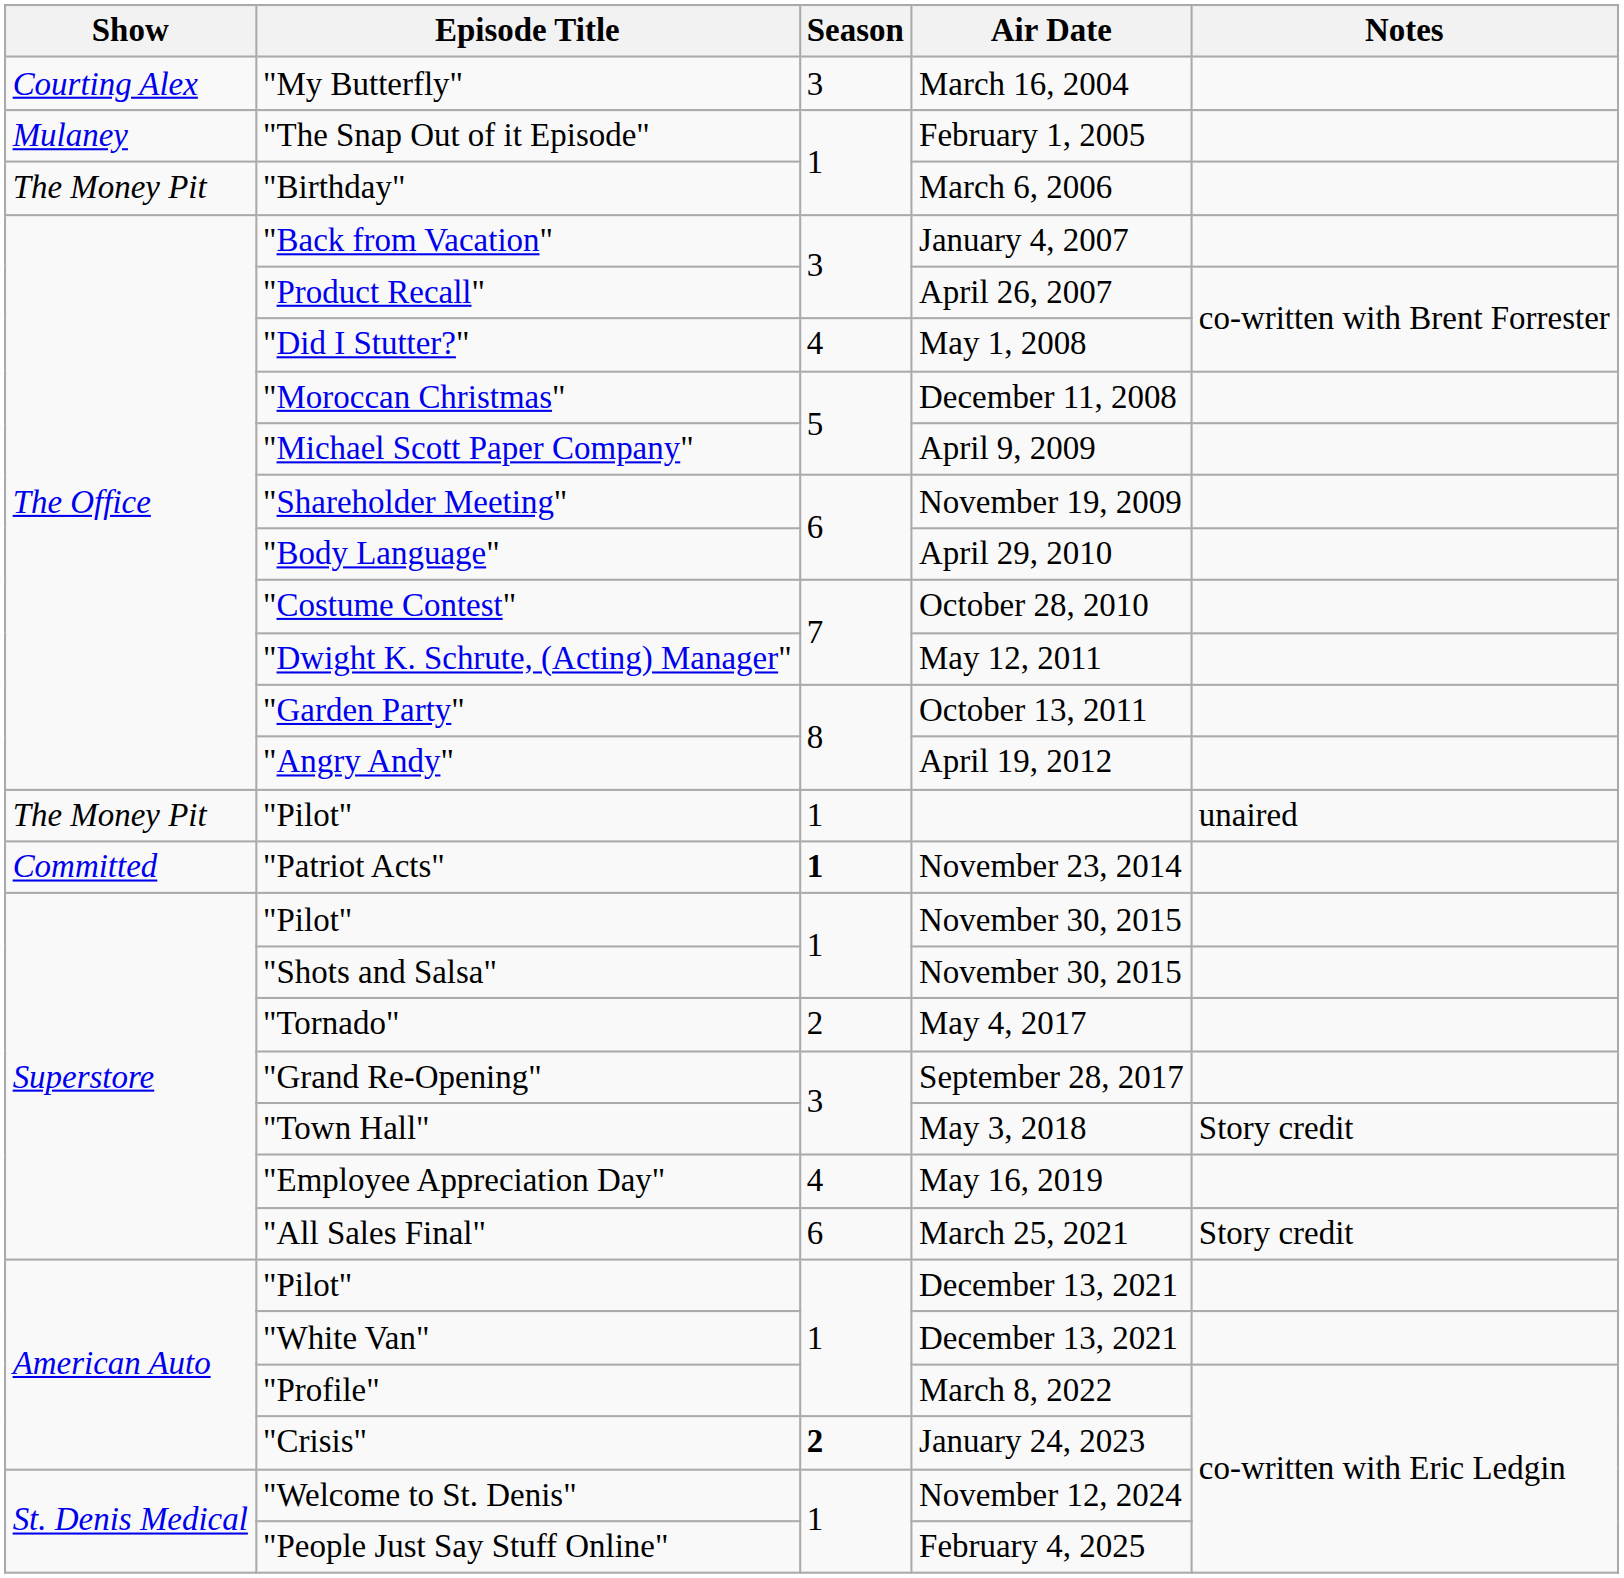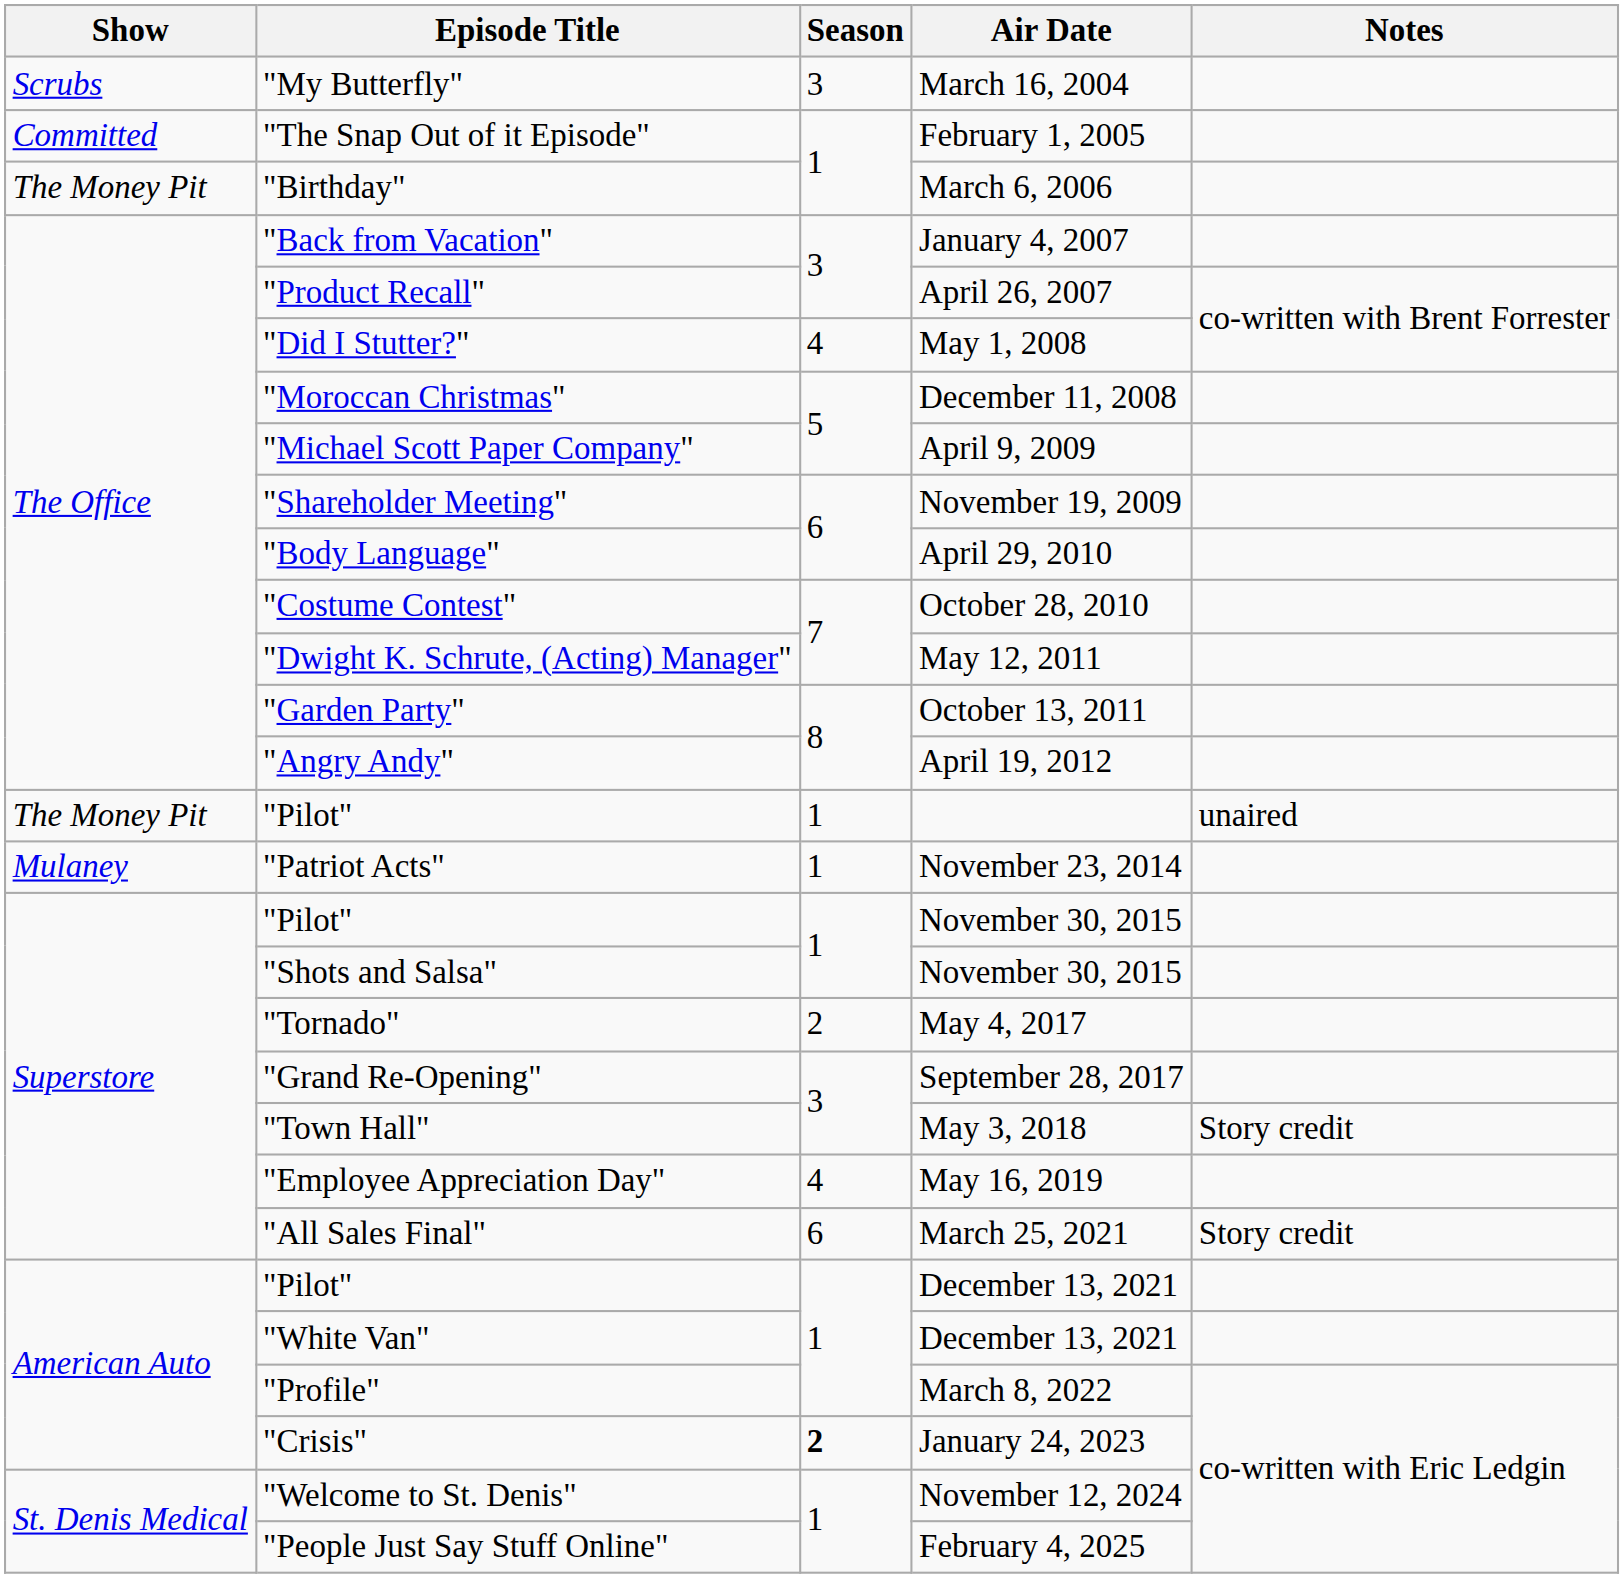(105, 82) Courting Alex -> (57, 82) Scrubs
(70, 135) Mulaney -> (85, 135) Committed
(85, 866) Committed -> (70, 866) Mulaney
(815, 866) bold -> (815, 866) normal
